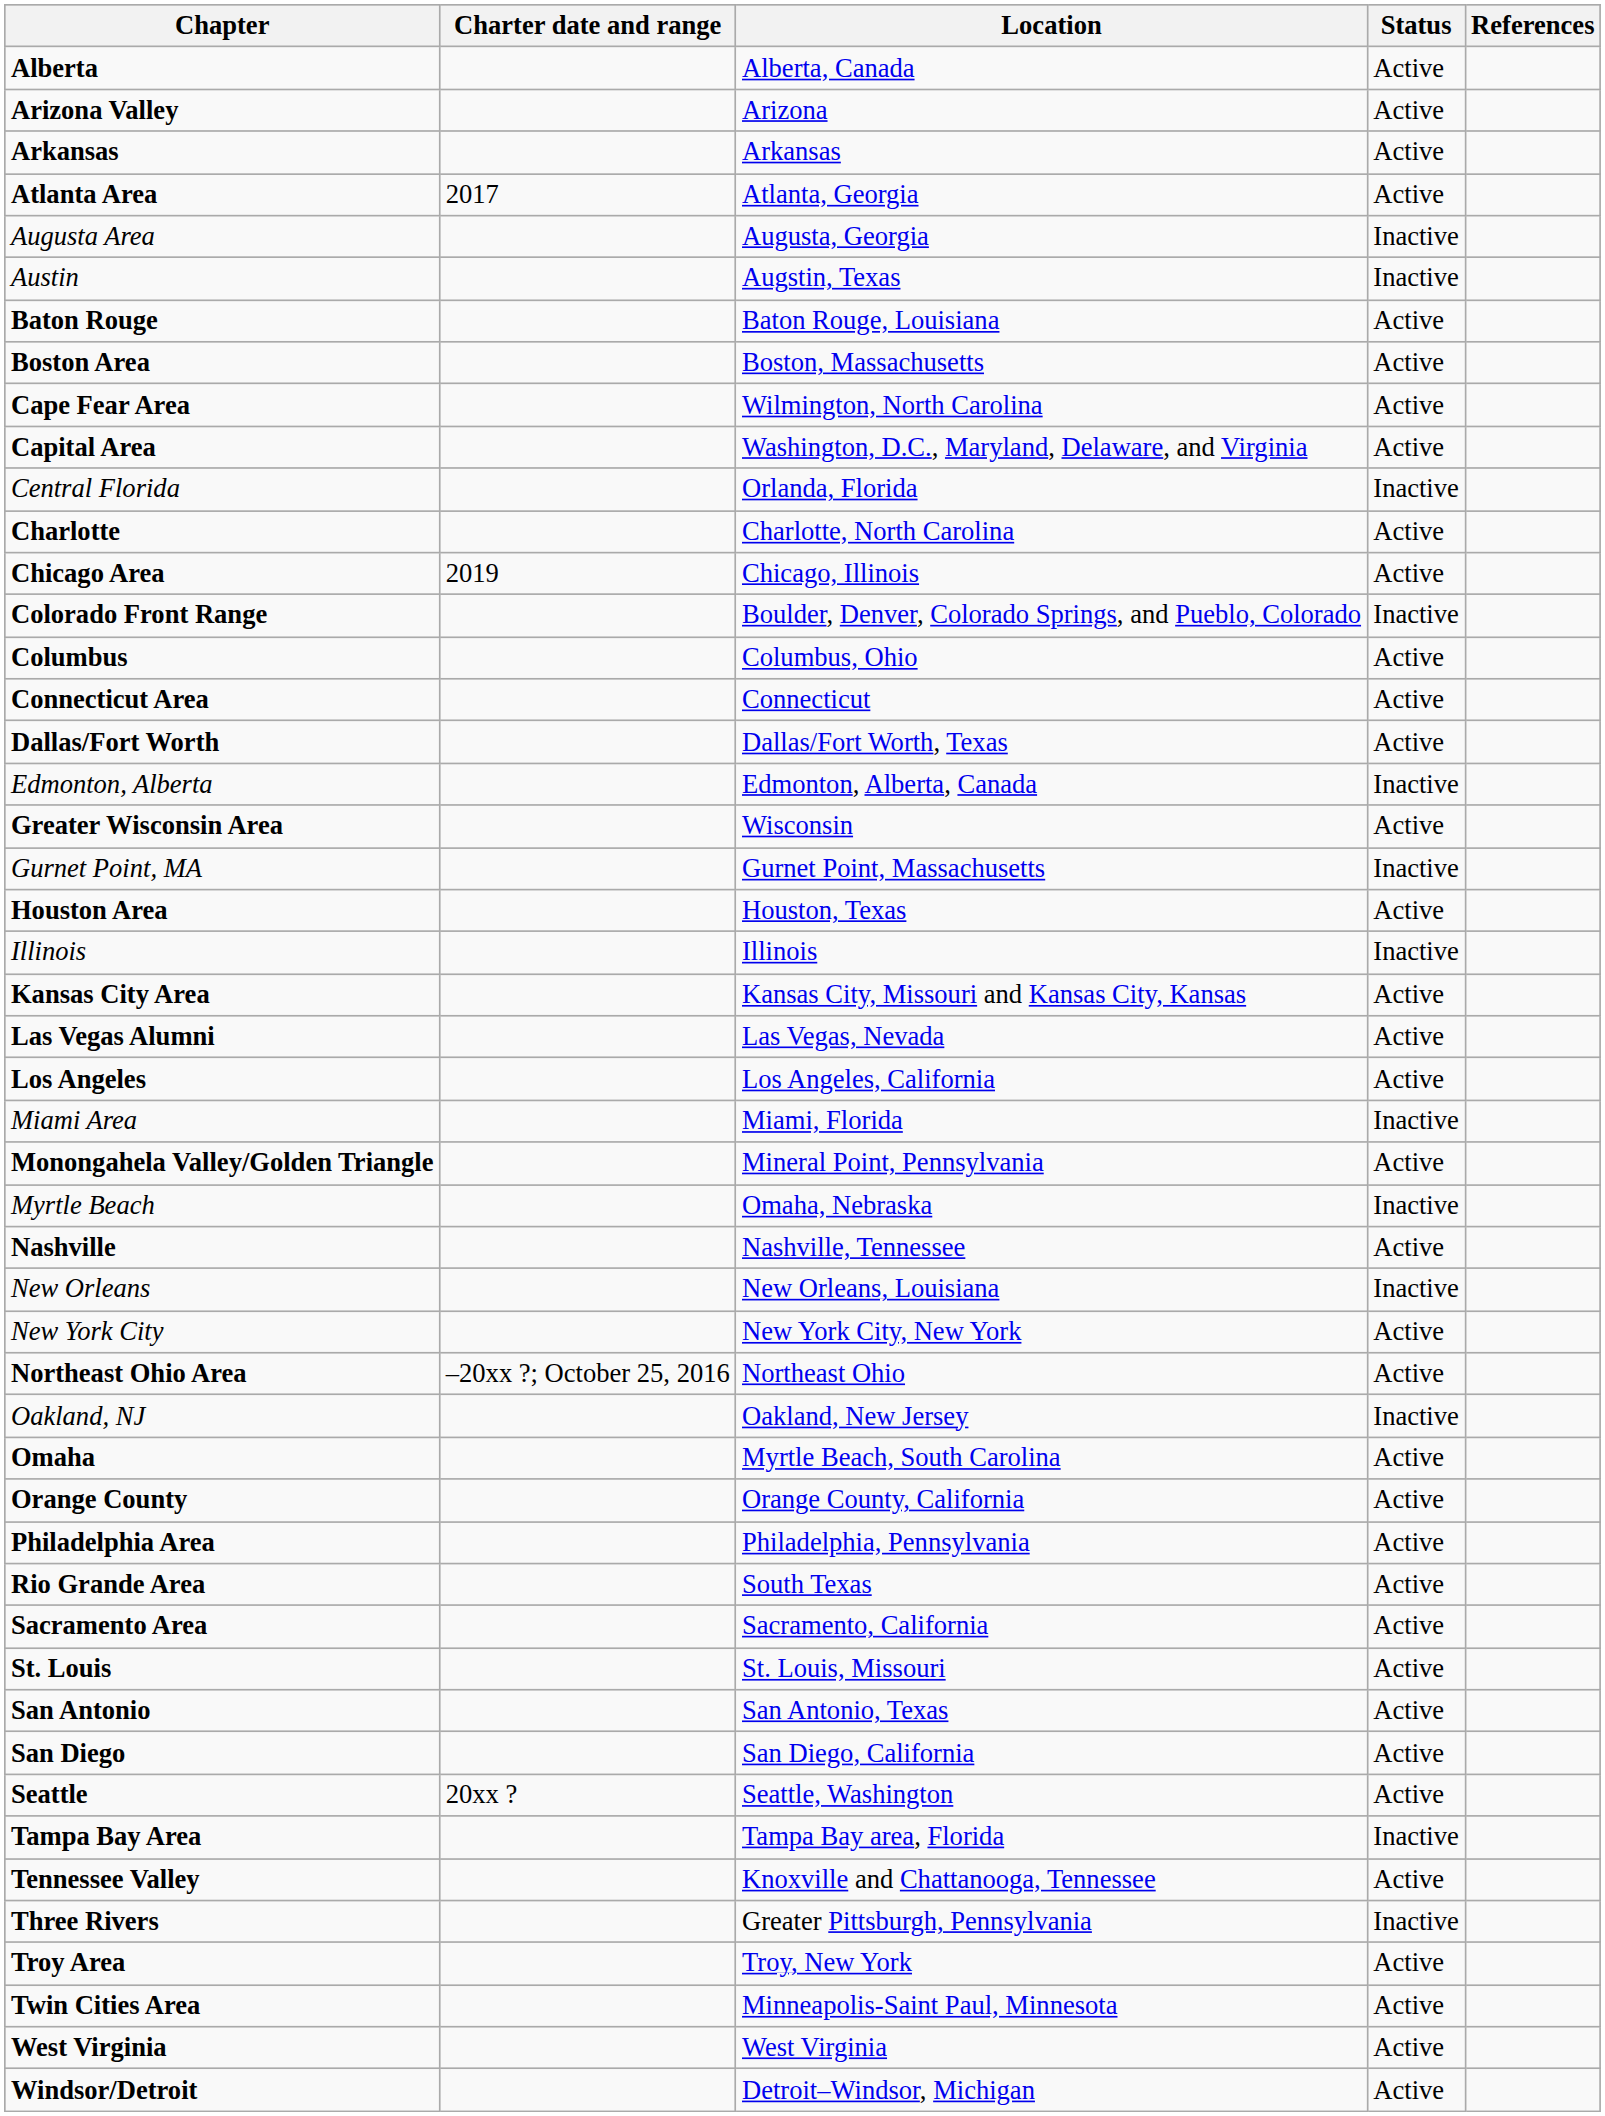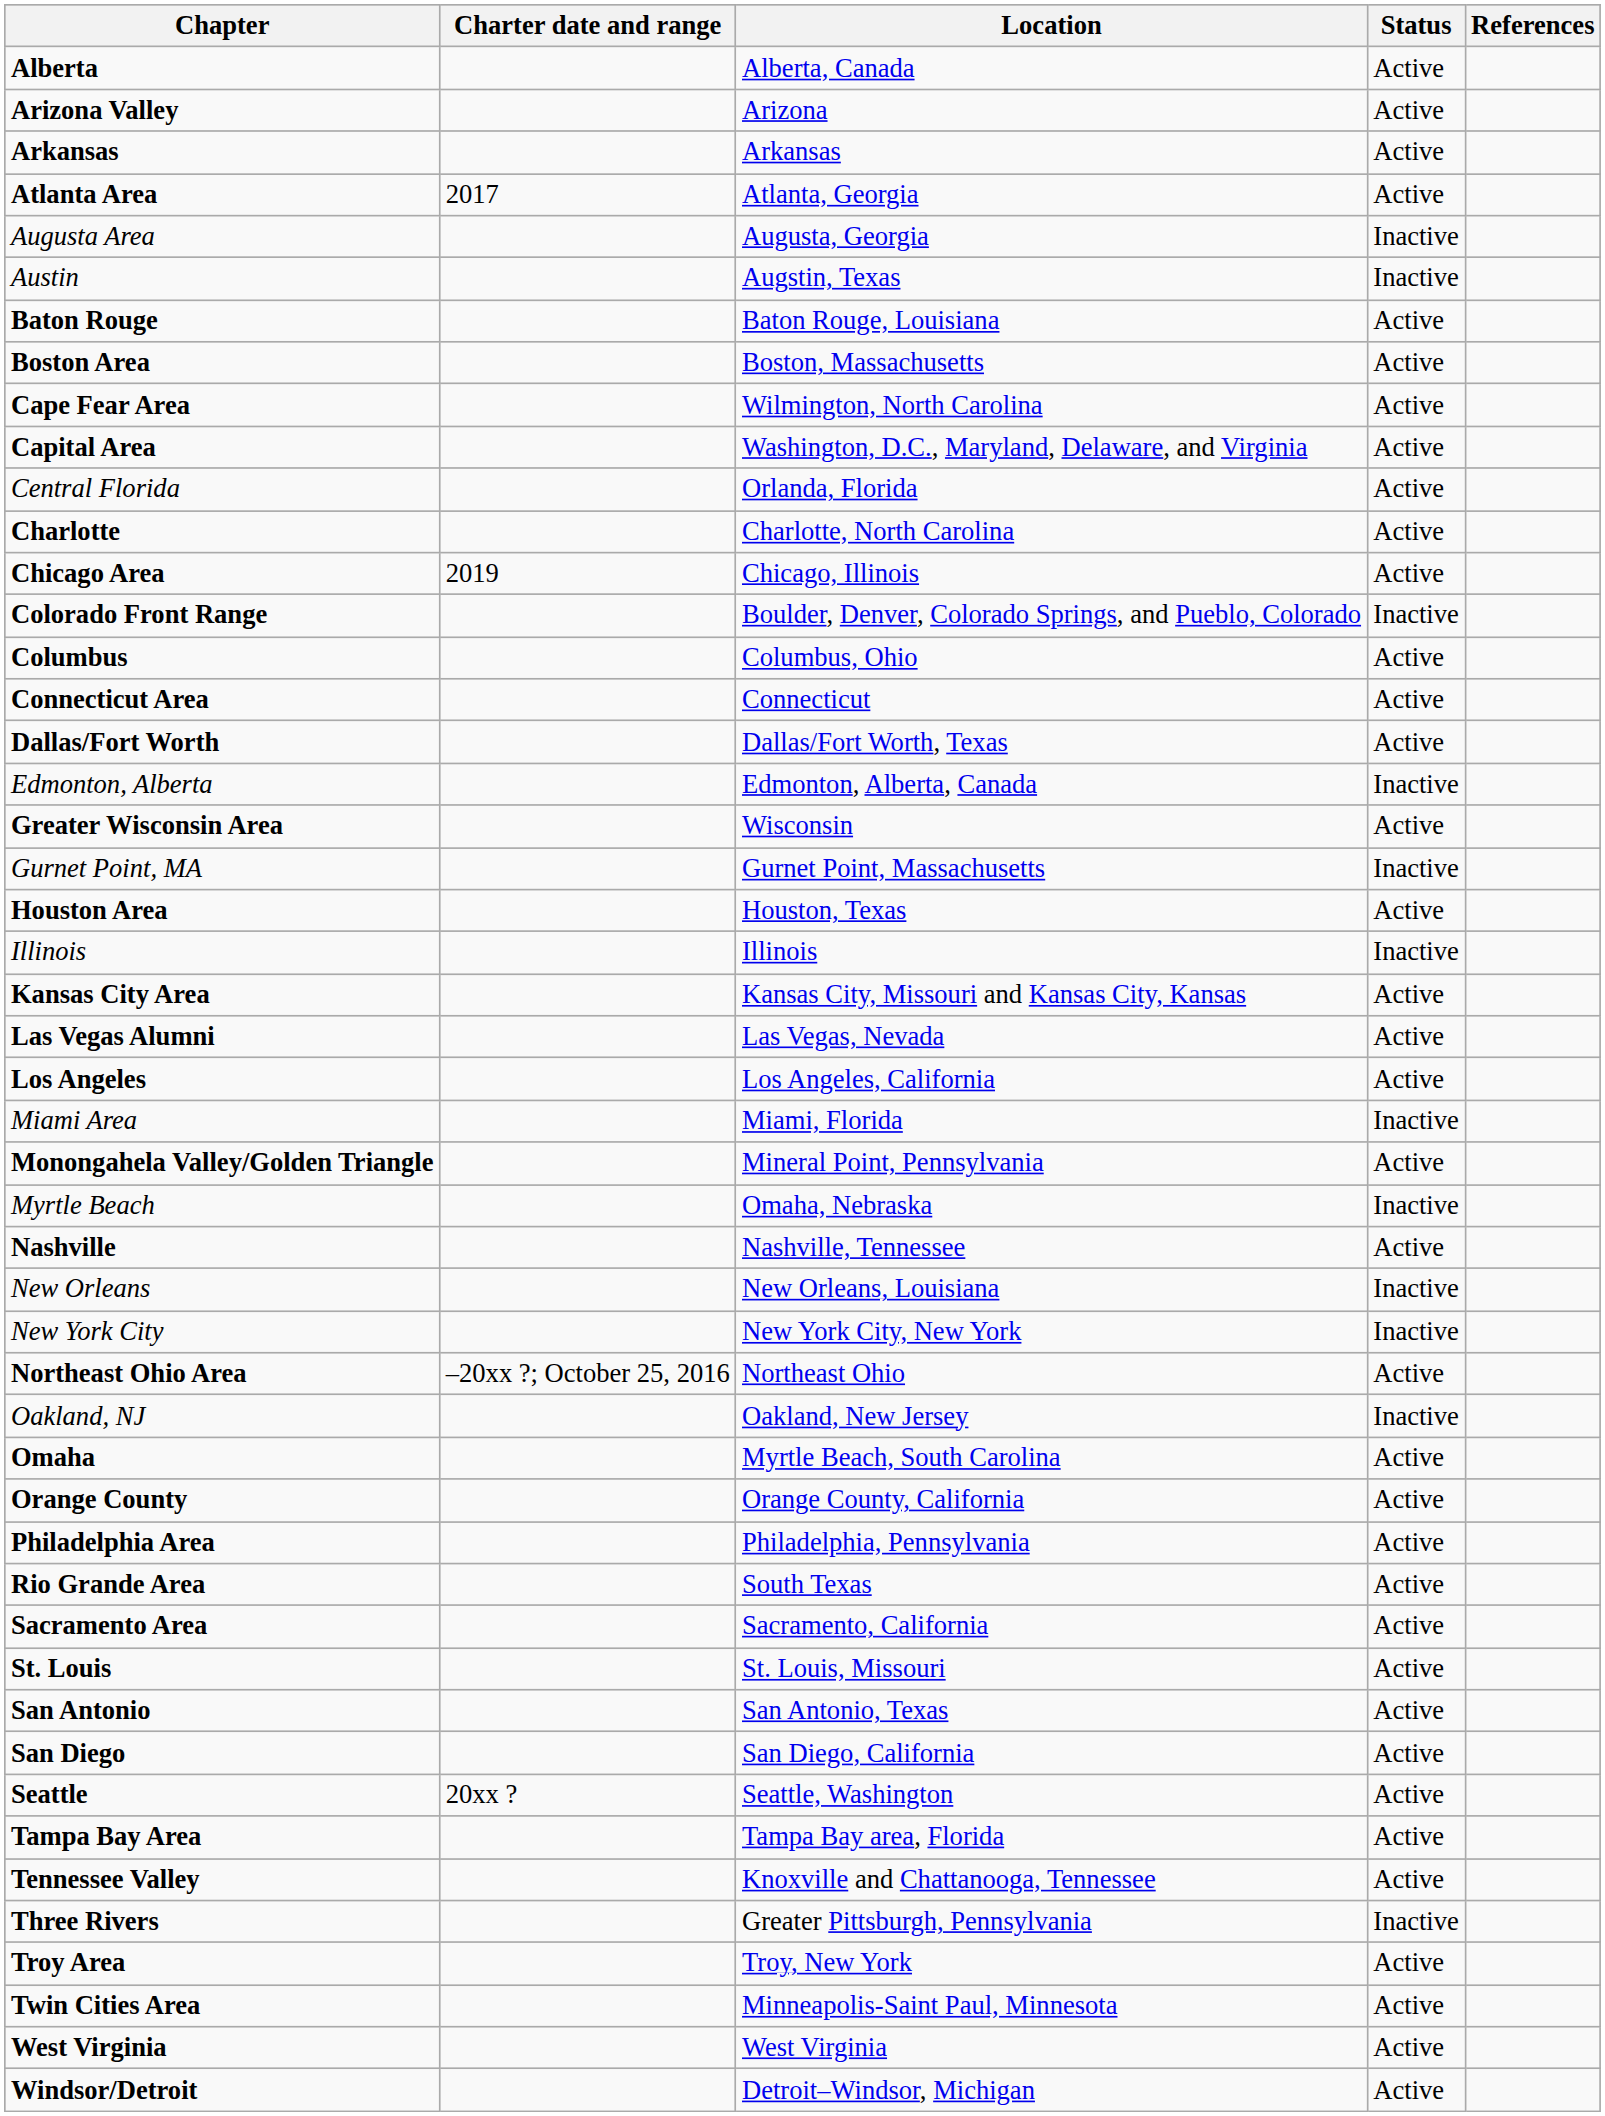(1416, 488) Inactive -> (1409, 488) Active
(1409, 1331) Active -> (1416, 1331) Inactive
(1416, 1836) Inactive -> (1409, 1836) Active
